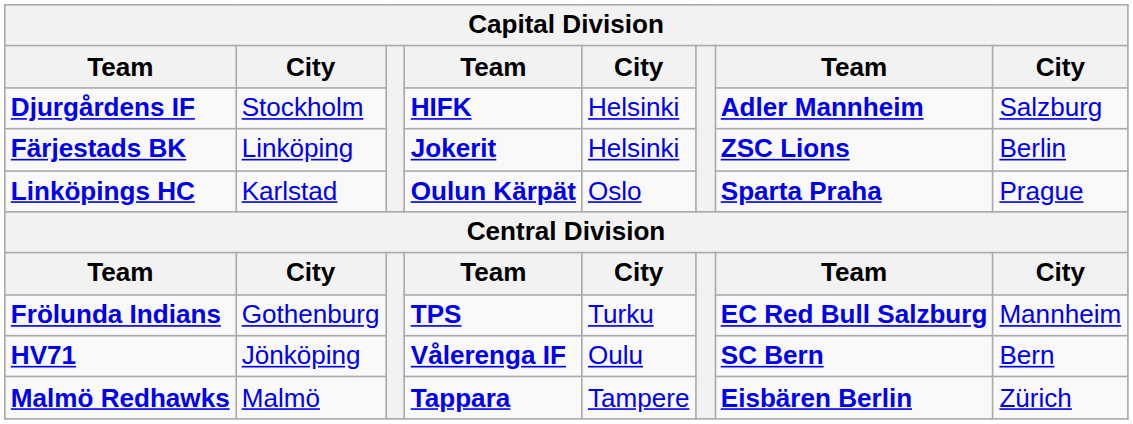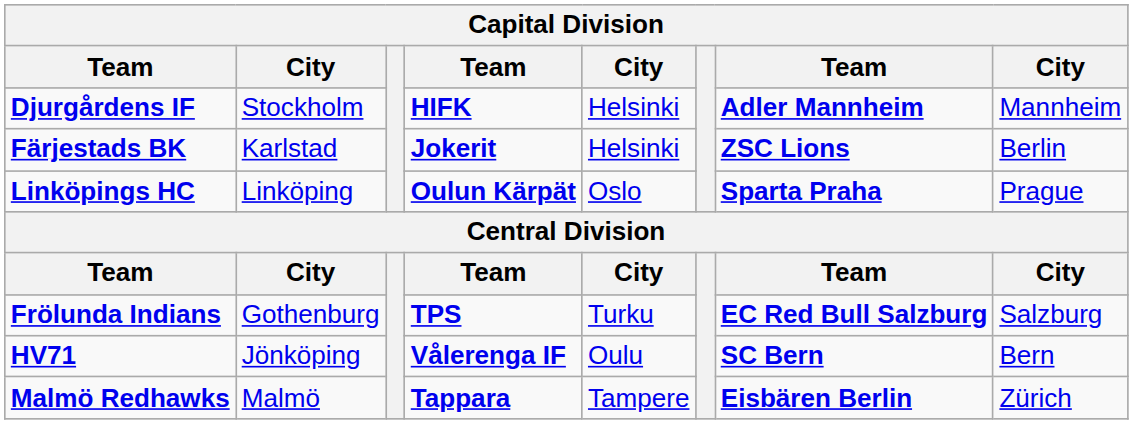(1051, 107) Salzburg -> (1060, 107) Mannheim
(298, 149) Linköping -> (290, 149) Karlstad
(290, 190) Karlstad -> (298, 190) Linköping
(1060, 314) Mannheim -> (1051, 314) Salzburg
